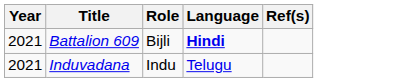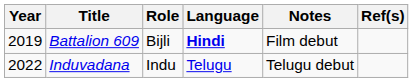+ column: (310, 16)
(25, 41) 2021 -> (25, 41) 2019
(25, 65) 2021 -> (25, 65) 2022
